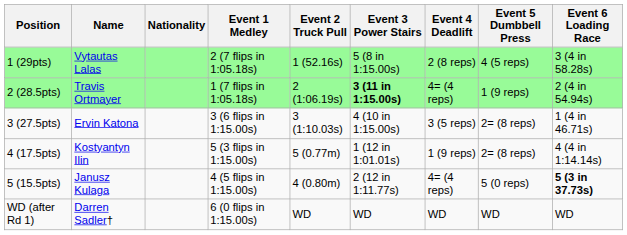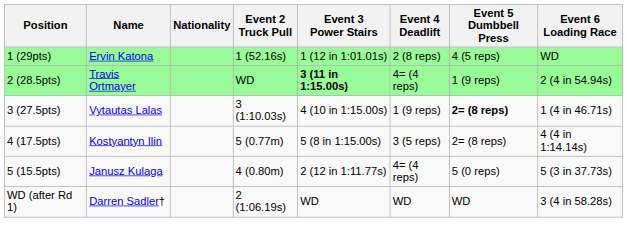- column: (249, 25)
(96, 62) Vytautas Lalas -> (121, 56) Ervin Katona
(376, 62) 5 (8 in 1:15.00s) -> (344, 56) 1 (12 in 1:01.01s)
(574, 62) 3 (4 in 58.28s) -> (550, 56) WD
(318, 93) 2 (1:06.19s) -> (245, 80) WD
(106, 123) Ervin Katona -> (126, 110) Vytautas Lalas
(452, 123) 3 (5 reps) -> (417, 110) 1 (9 reps)
(508, 123) normal -> (480, 110) bold
(376, 153) 1 (12 in 1:01.01s) -> (341, 141) 5 (8 in 1:15.00s)
(452, 153) 1 (9 reps) -> (417, 141) 3 (5 reps)
(574, 184) bold -> (576, 171) normal
(302, 214) WD -> (261, 201) 2 (1:06.19s)
(564, 214) WD -> (576, 201) 3 (4 in 58.28s)
